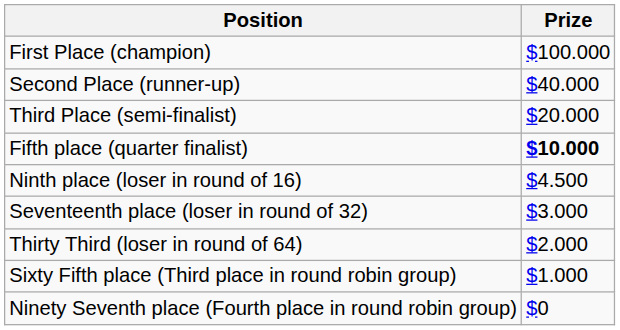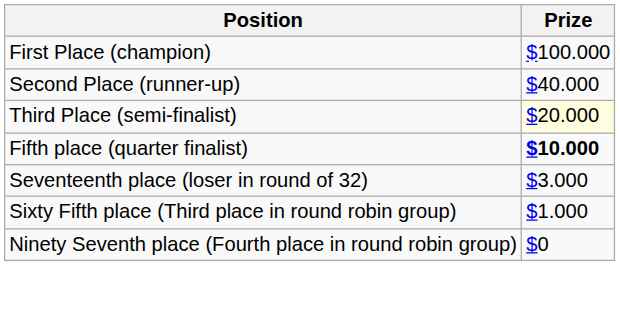(563, 116) no background -> (563, 116) lightyellow background
- row: (156, 180)
- row: (156, 244)
